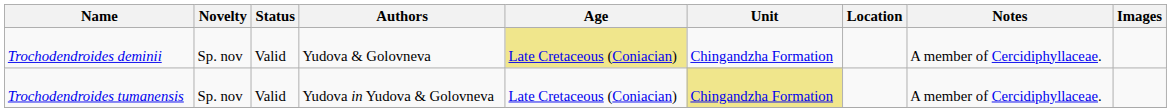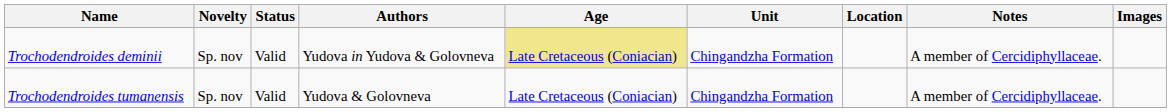(367, 56) Yudova & Golovneva -> (398, 56) Yudova in Yudova & Golovneva
(398, 95) Yudova in Yudova & Golovneva -> (367, 95) Yudova & Golovneva
(762, 95) khaki background -> (762, 95) no background
